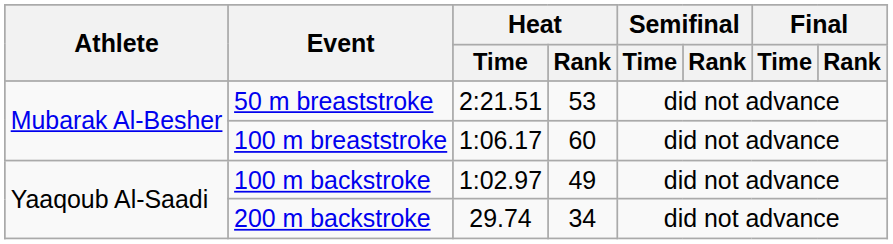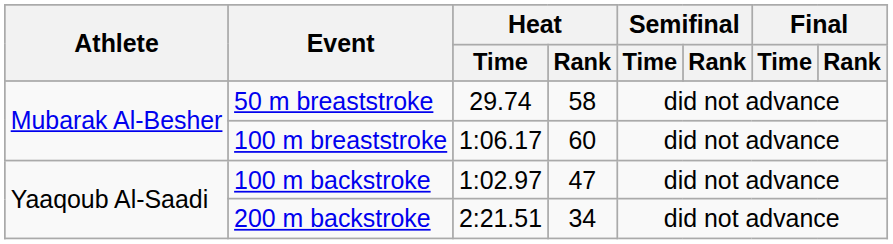(500, 101) 2:21.51 -> (500, 101) 29.74
(582, 101) 53 -> (582, 101) 58
(582, 180) 49 -> (582, 180) 47
(500, 220) 29.74 -> (500, 220) 2:21.51
